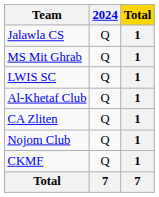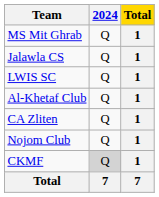rows swapped: (45, 56) <-> (36, 35)
(105, 160) no background -> (105, 160) lightgrey background
